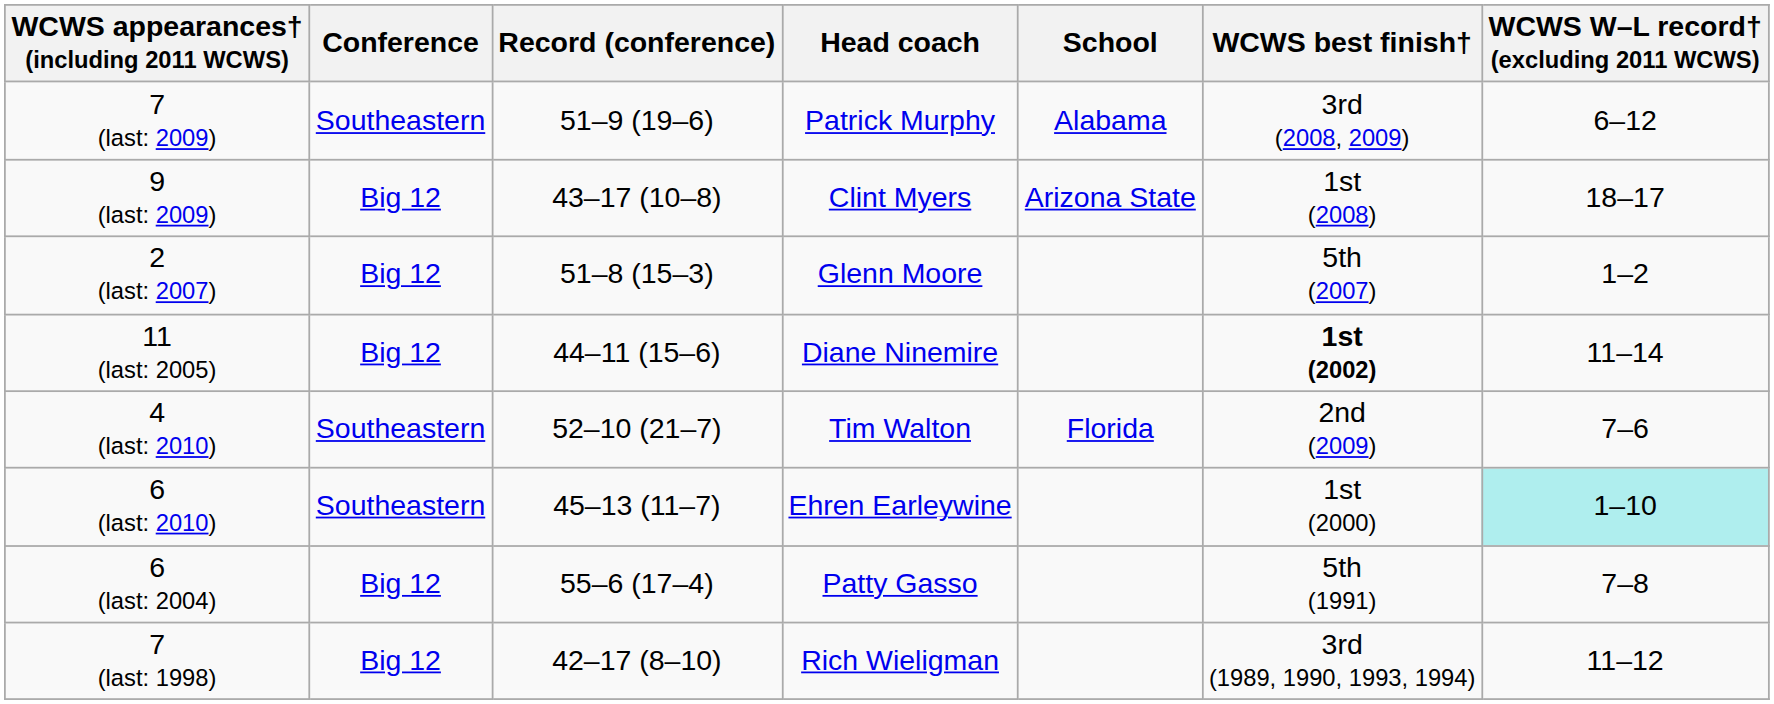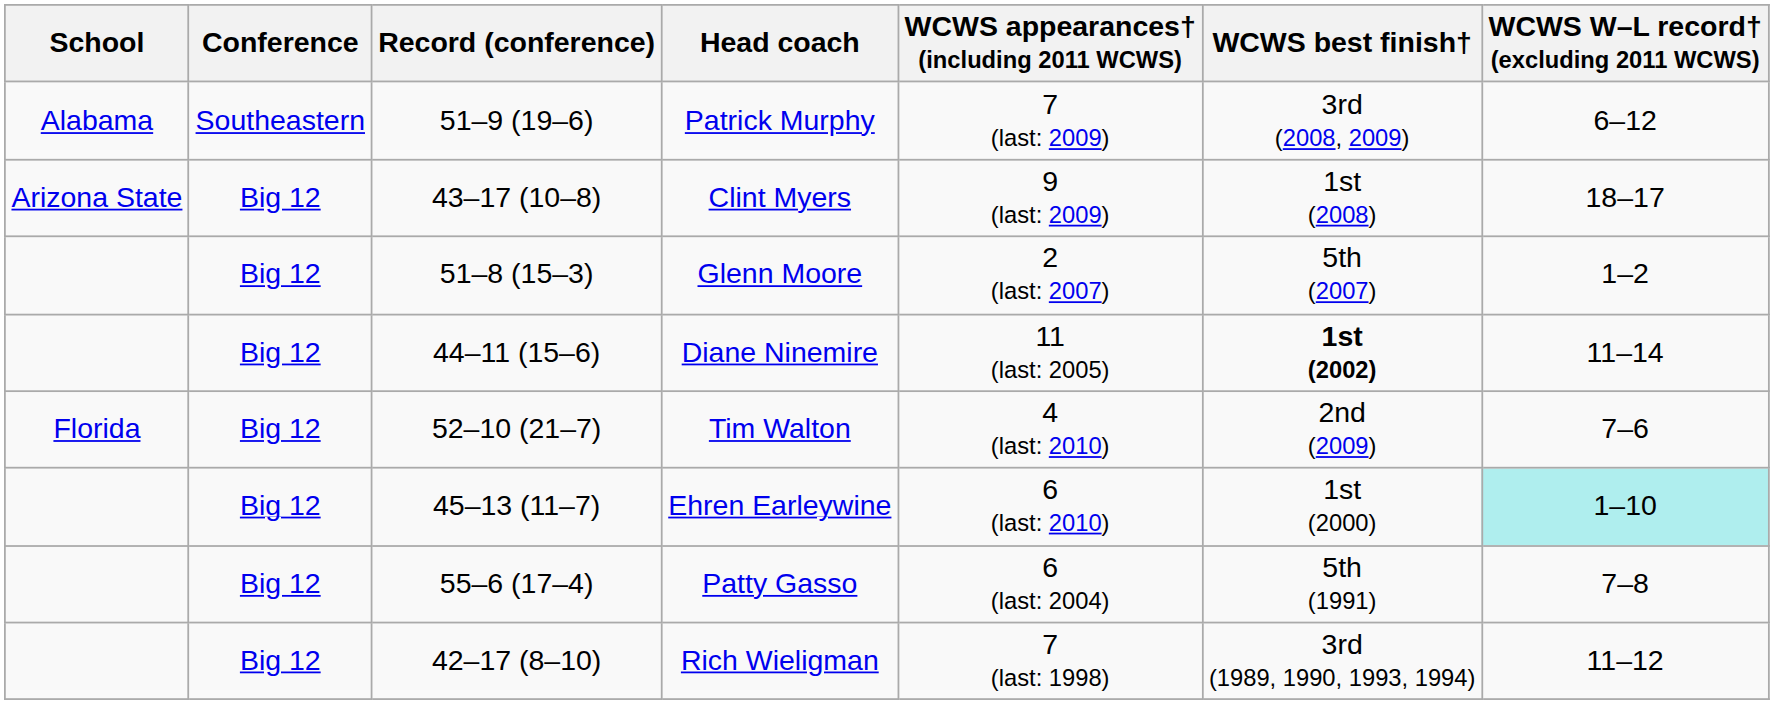columns swapped: (1110, 43) <-> (157, 43)
(401, 429) Southeastern -> (280, 429) Big 12
(401, 506) Southeastern -> (280, 506) Big 12
